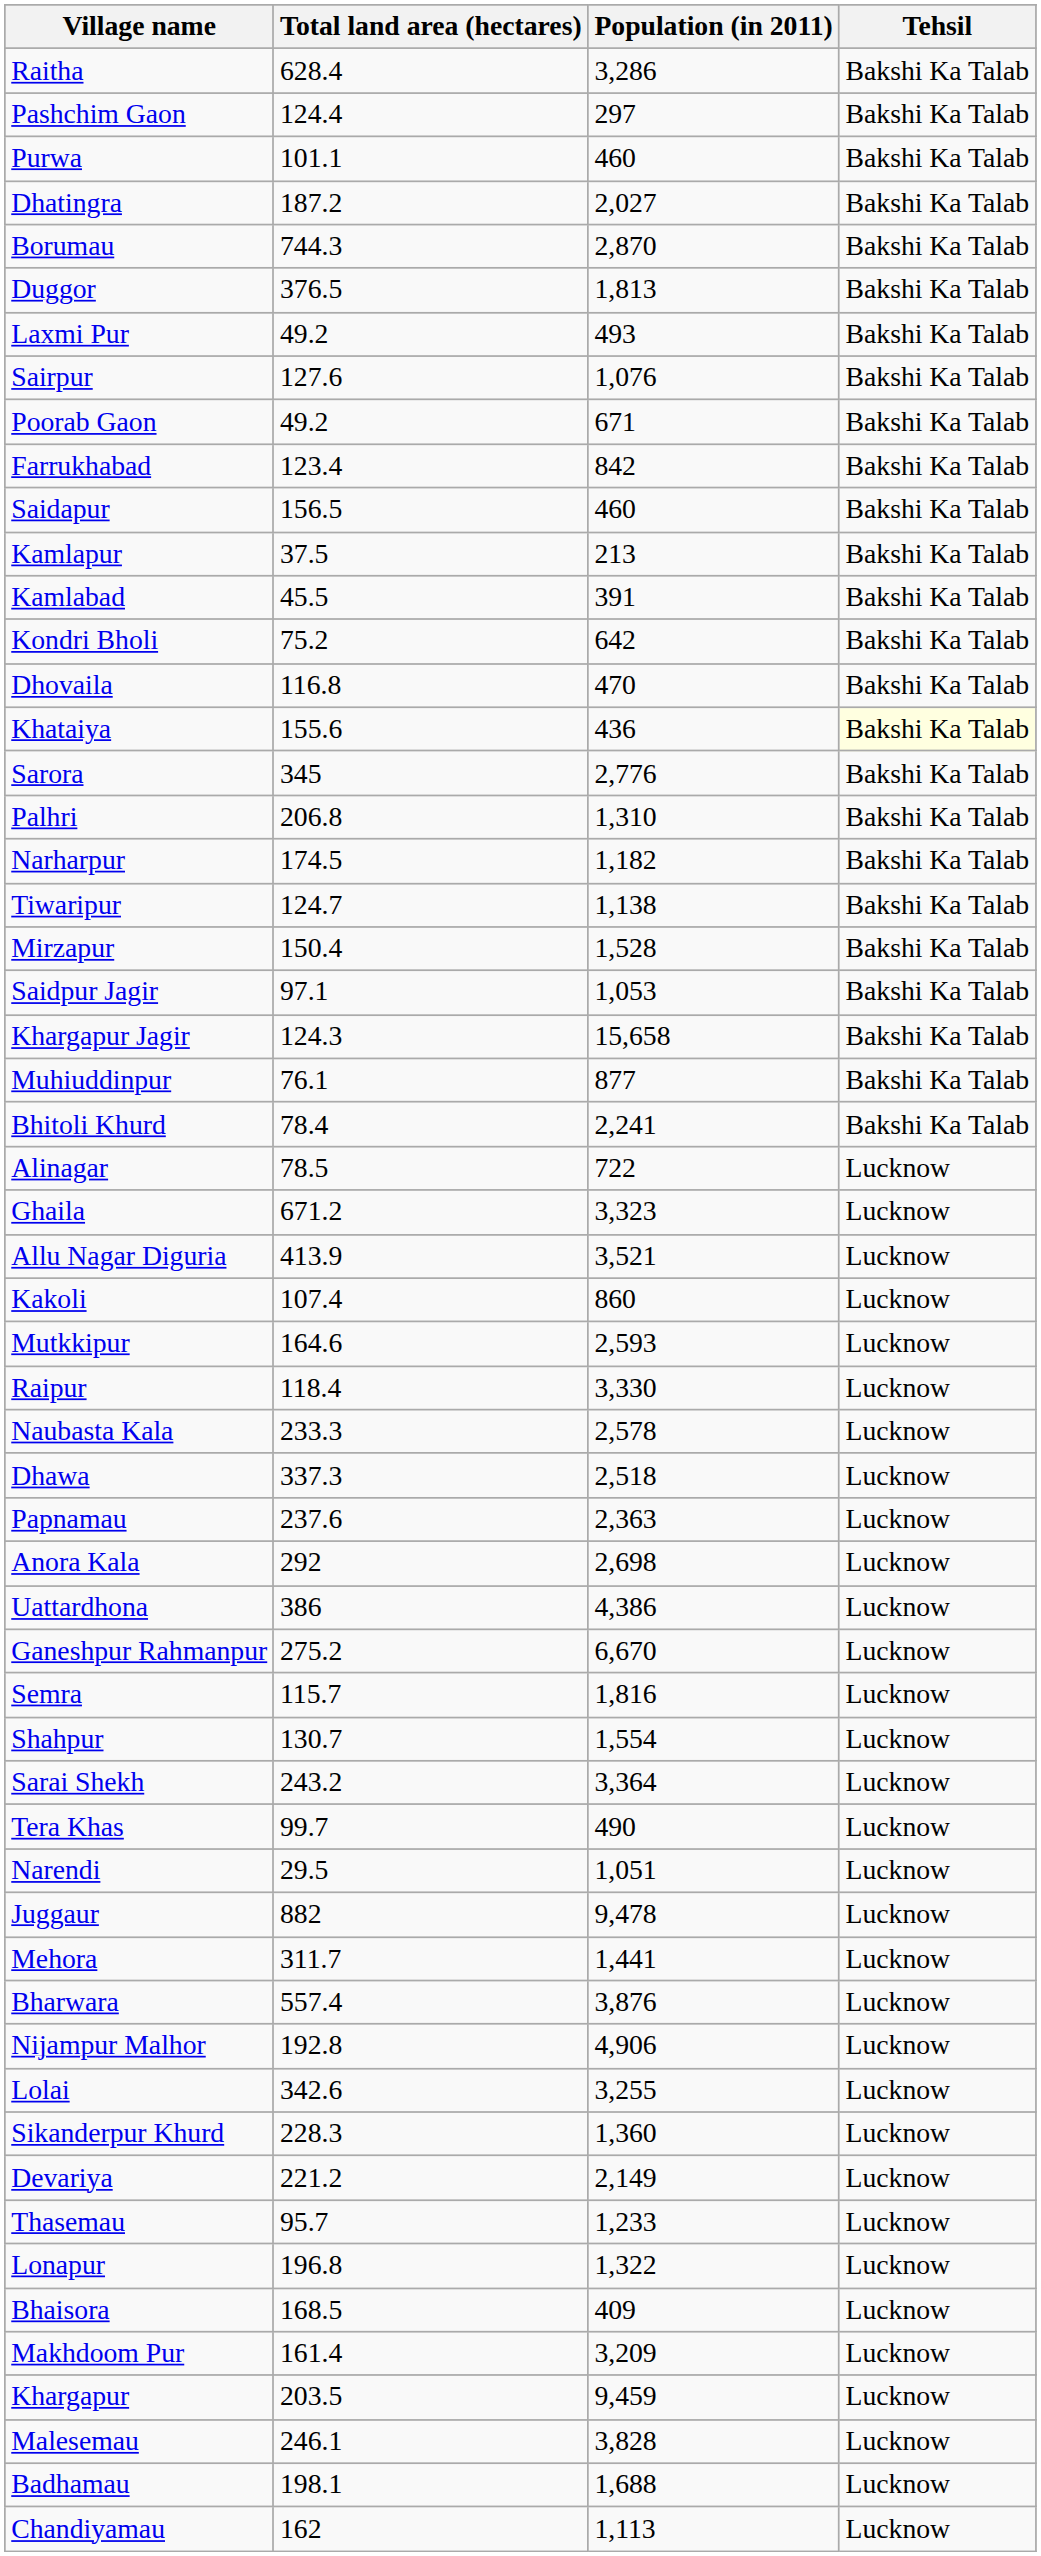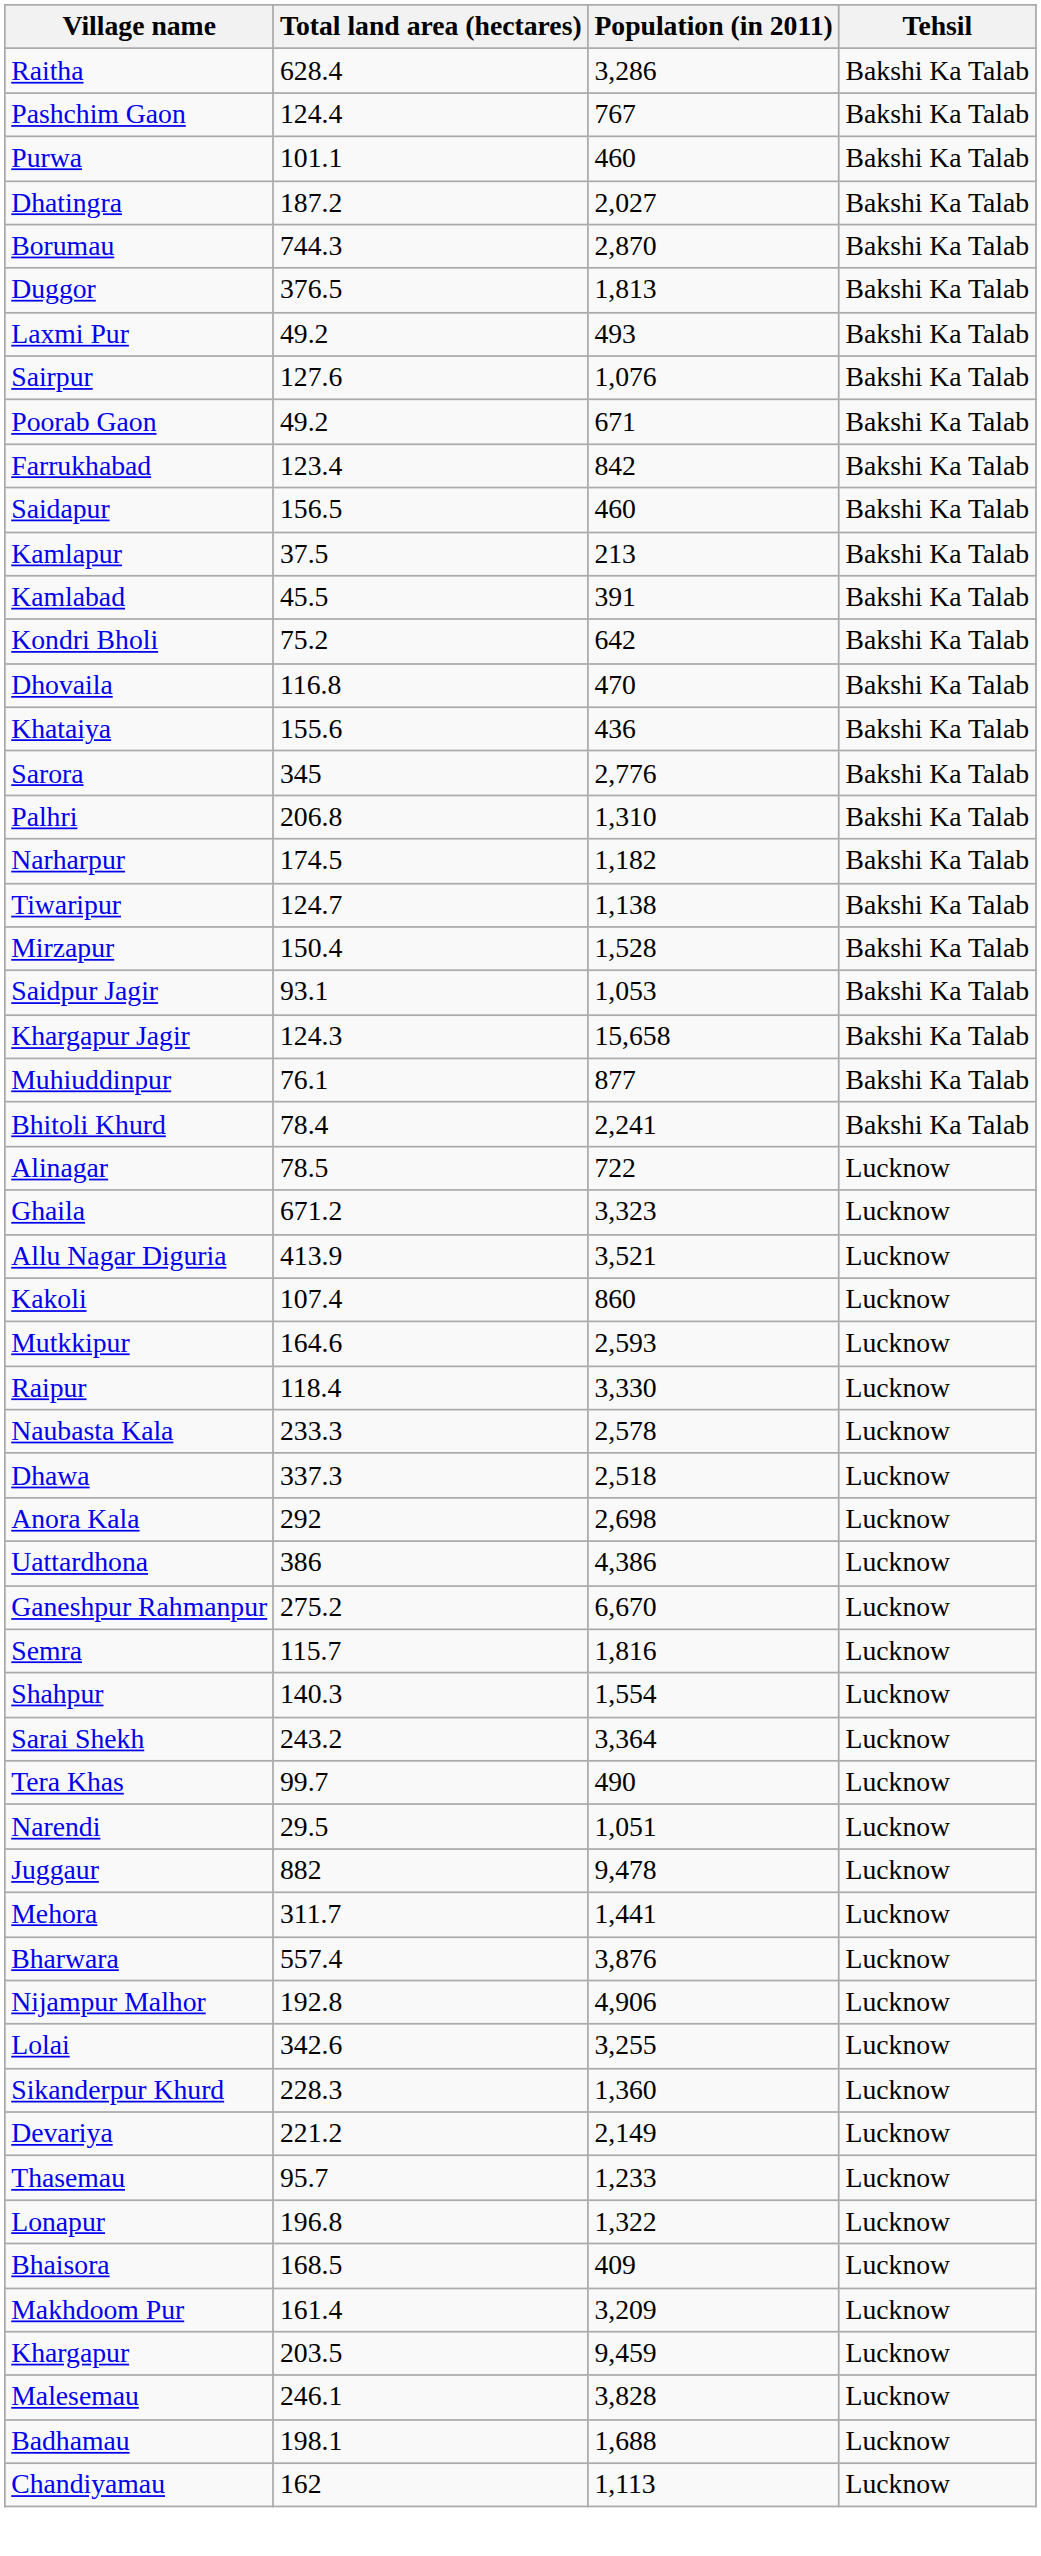(615, 114) 297 -> (615, 114) 767
(937, 728) lightyellow background -> (937, 728) no background
(304, 992) 97.1 -> (304, 992) 93.1
- row: (69, 1519)
(311, 1738) 130.7 -> (311, 1694) 140.3
